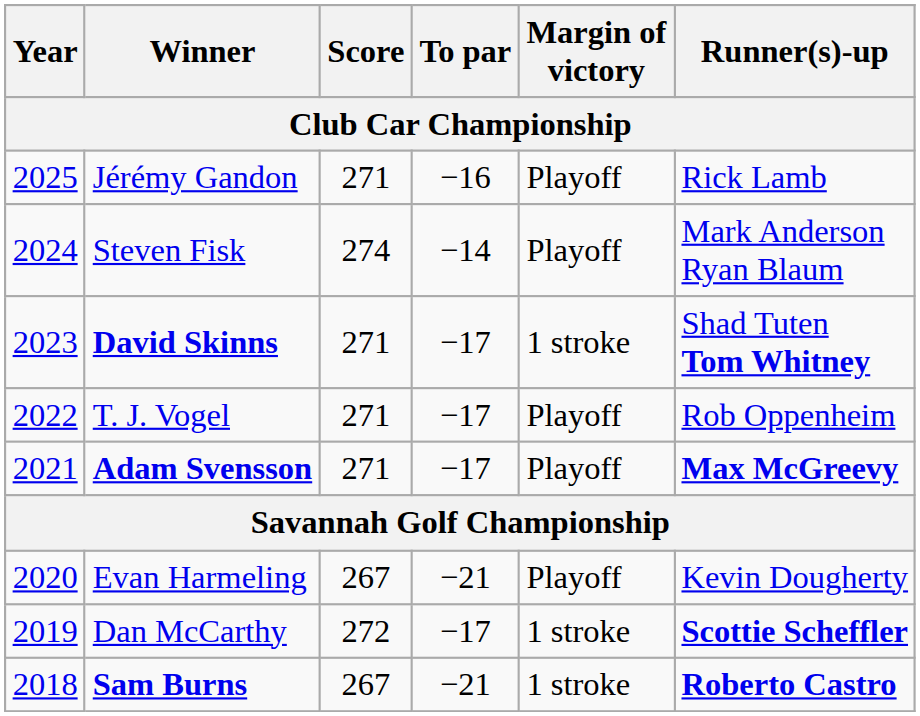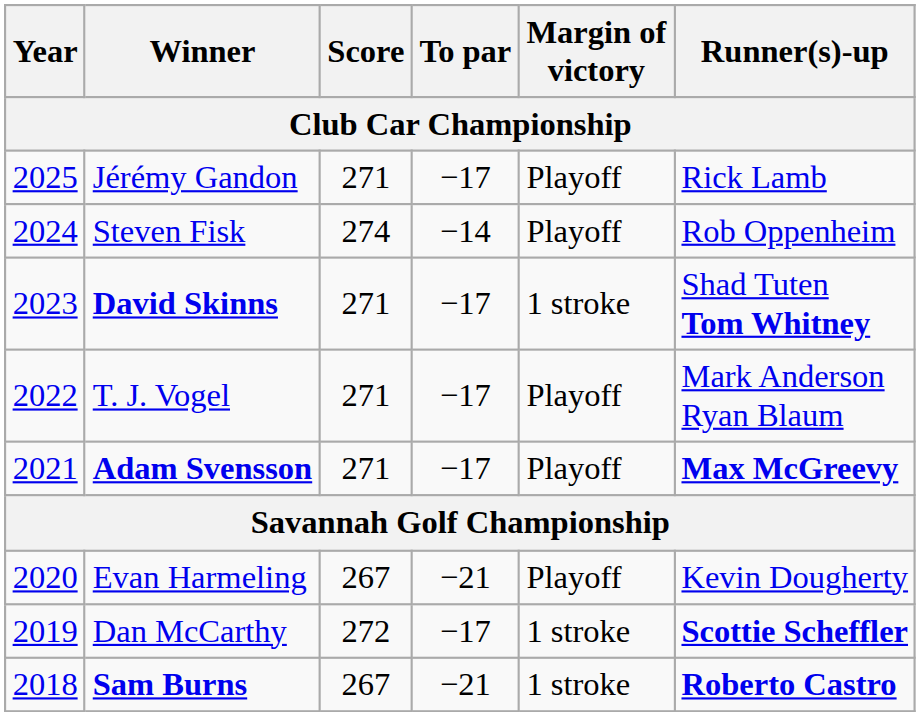(465, 177) −16 -> (465, 177) −17
(783, 250) Mark Anderson Ryan Blaum -> (788, 230) Rob Oppenheim
(788, 415) Rob Oppenheim -> (783, 395) Mark Anderson Ryan Blaum
